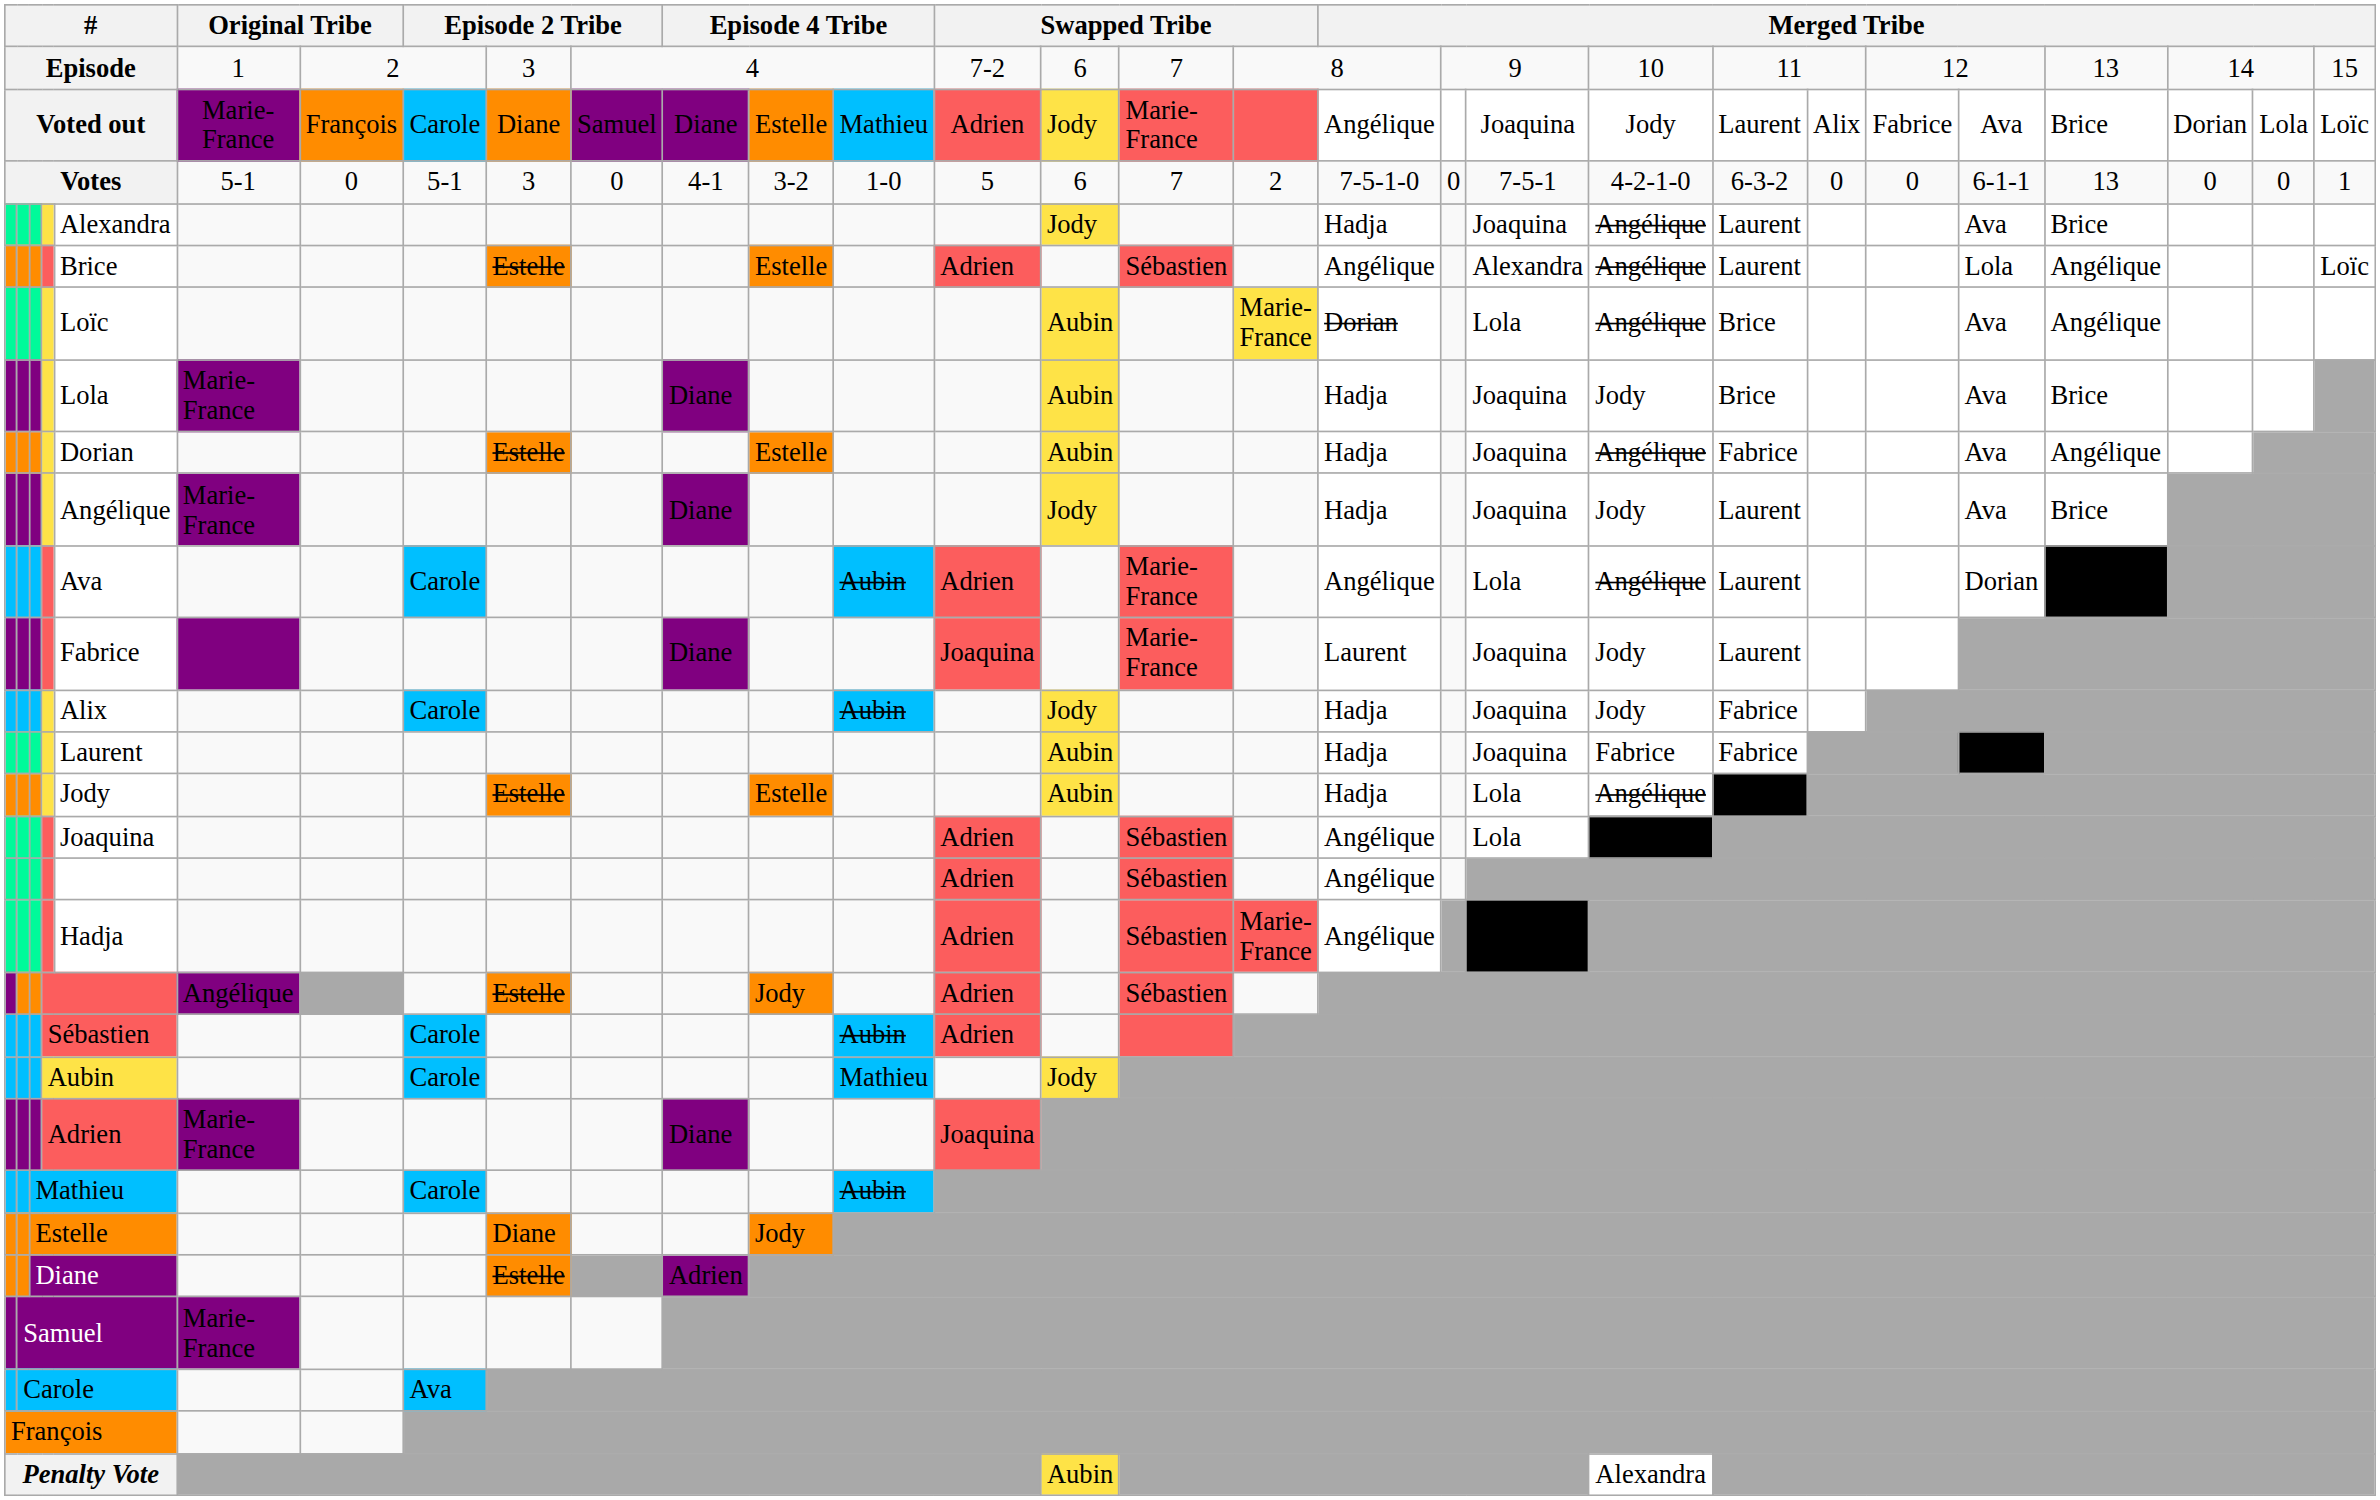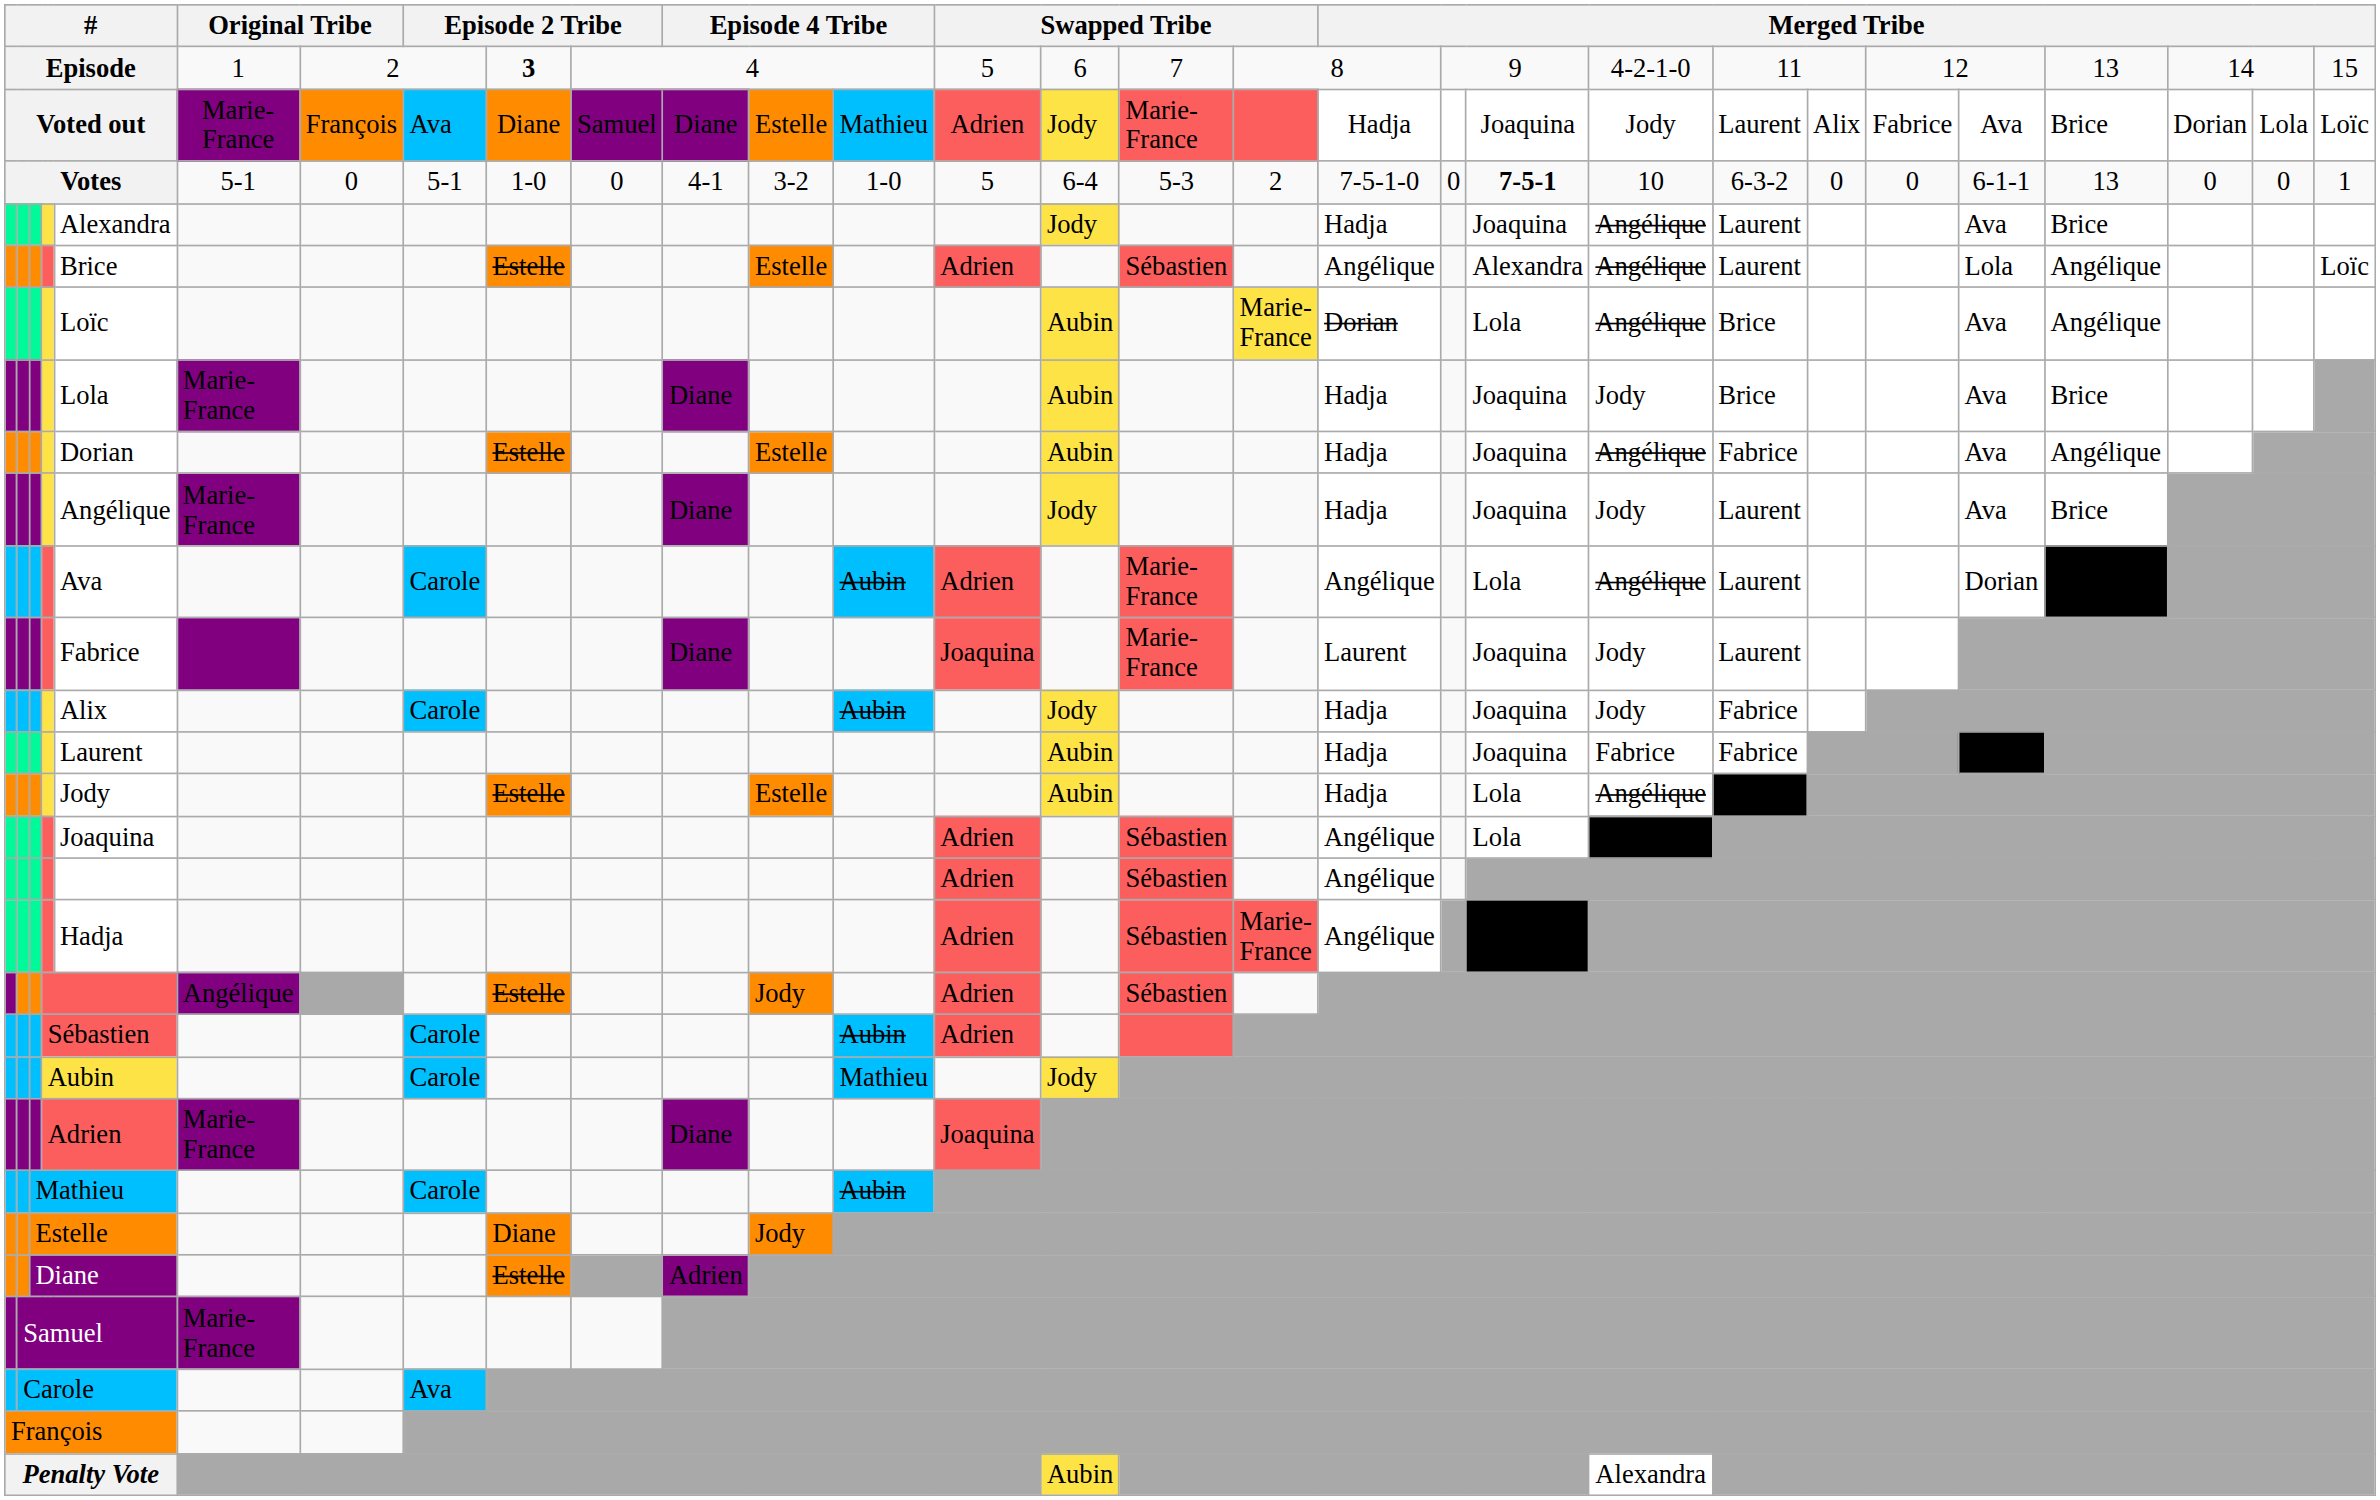(529, 67) normal -> (529, 67) bold
(987, 67) 7-2 -> (987, 67) 5
(1651, 67) 10 -> (1651, 67) 4-2-1-0
(445, 124) Carole -> (431, 124) Ava
(1379, 124) Angélique -> (1379, 124) Hadja
(529, 181) 3 -> (529, 181) 1-0
(1080, 181) 6 -> (1080, 181) 6-4
(1176, 181) 7 -> (1176, 181) 5-3
(1528, 181) normal -> (1528, 181) bold
(1651, 181) 4-2-1-0 -> (1651, 181) 10
